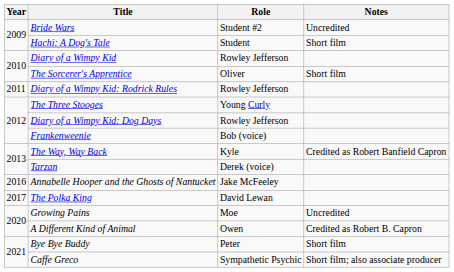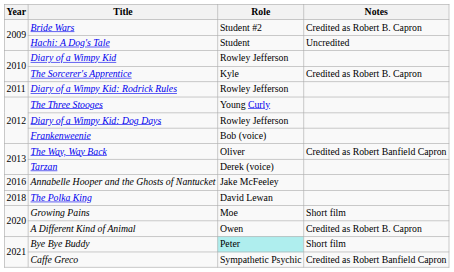(328, 27) Uncredited -> (364, 27) Credited as Robert B. Capron
(326, 43) Short film -> (328, 43) Uncredited
(232, 74) Oliver -> (229, 74) Kyle
(326, 74) Short film -> (364, 74) Credited as Robert B. Capron
(229, 151) Kyle -> (232, 151) Oliver
(16, 197) 2017 -> (16, 197) 2018
(328, 213) Uncredited -> (326, 213) Short film
(230, 244) no background -> (230, 244) paleturquoise background
(374, 259) Short film; also associate producer -> (376, 259) Credited as Robert Banfield Capron
